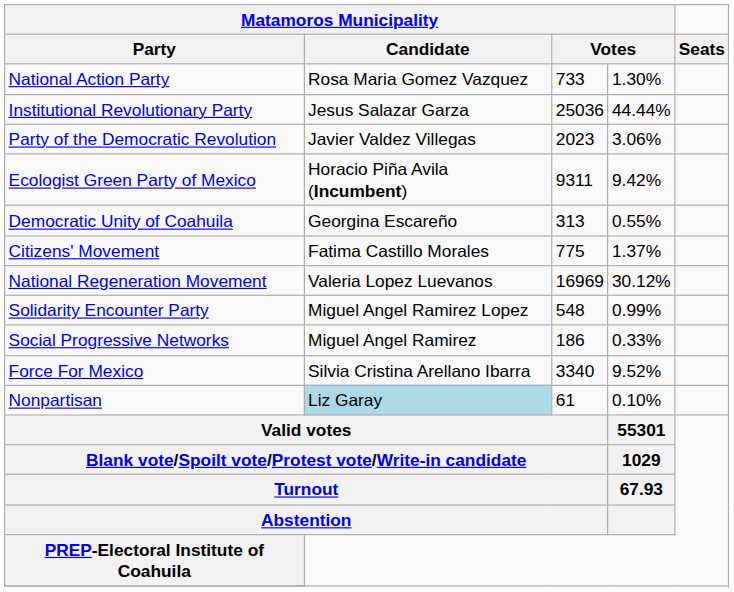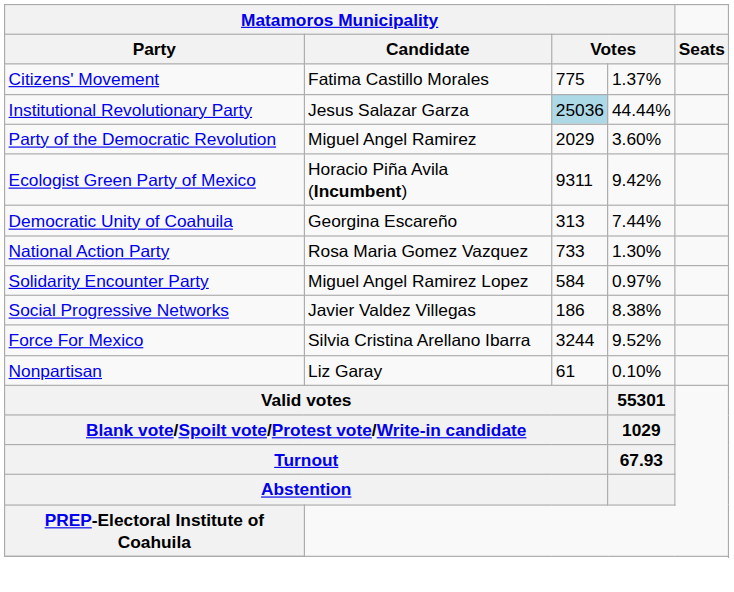rows swapped: (89, 79) <-> (84, 251)
(580, 109) no background -> (580, 109) lightblue background
(392, 139) Javier Valdez Villegas -> (392, 139) Miguel Angel Ramirez
(575, 139) 2023 -> (575, 139) 2029
(637, 139) 3.06% -> (637, 139) 3.60%
(637, 221) 0.55% -> (637, 221) 7.44%
- row: (138, 281)
(570, 310) 548 -> (570, 281) 584
(637, 310) 0.99% -> (637, 281) 0.97%
(392, 340) Miguel Angel Ramirez -> (392, 310) Javier Valdez Villegas
(637, 340) 0.33% -> (637, 310) 8.38%
(575, 370) 3340 -> (575, 340) 3244
(345, 400) lightblue background -> (345, 370) no background
